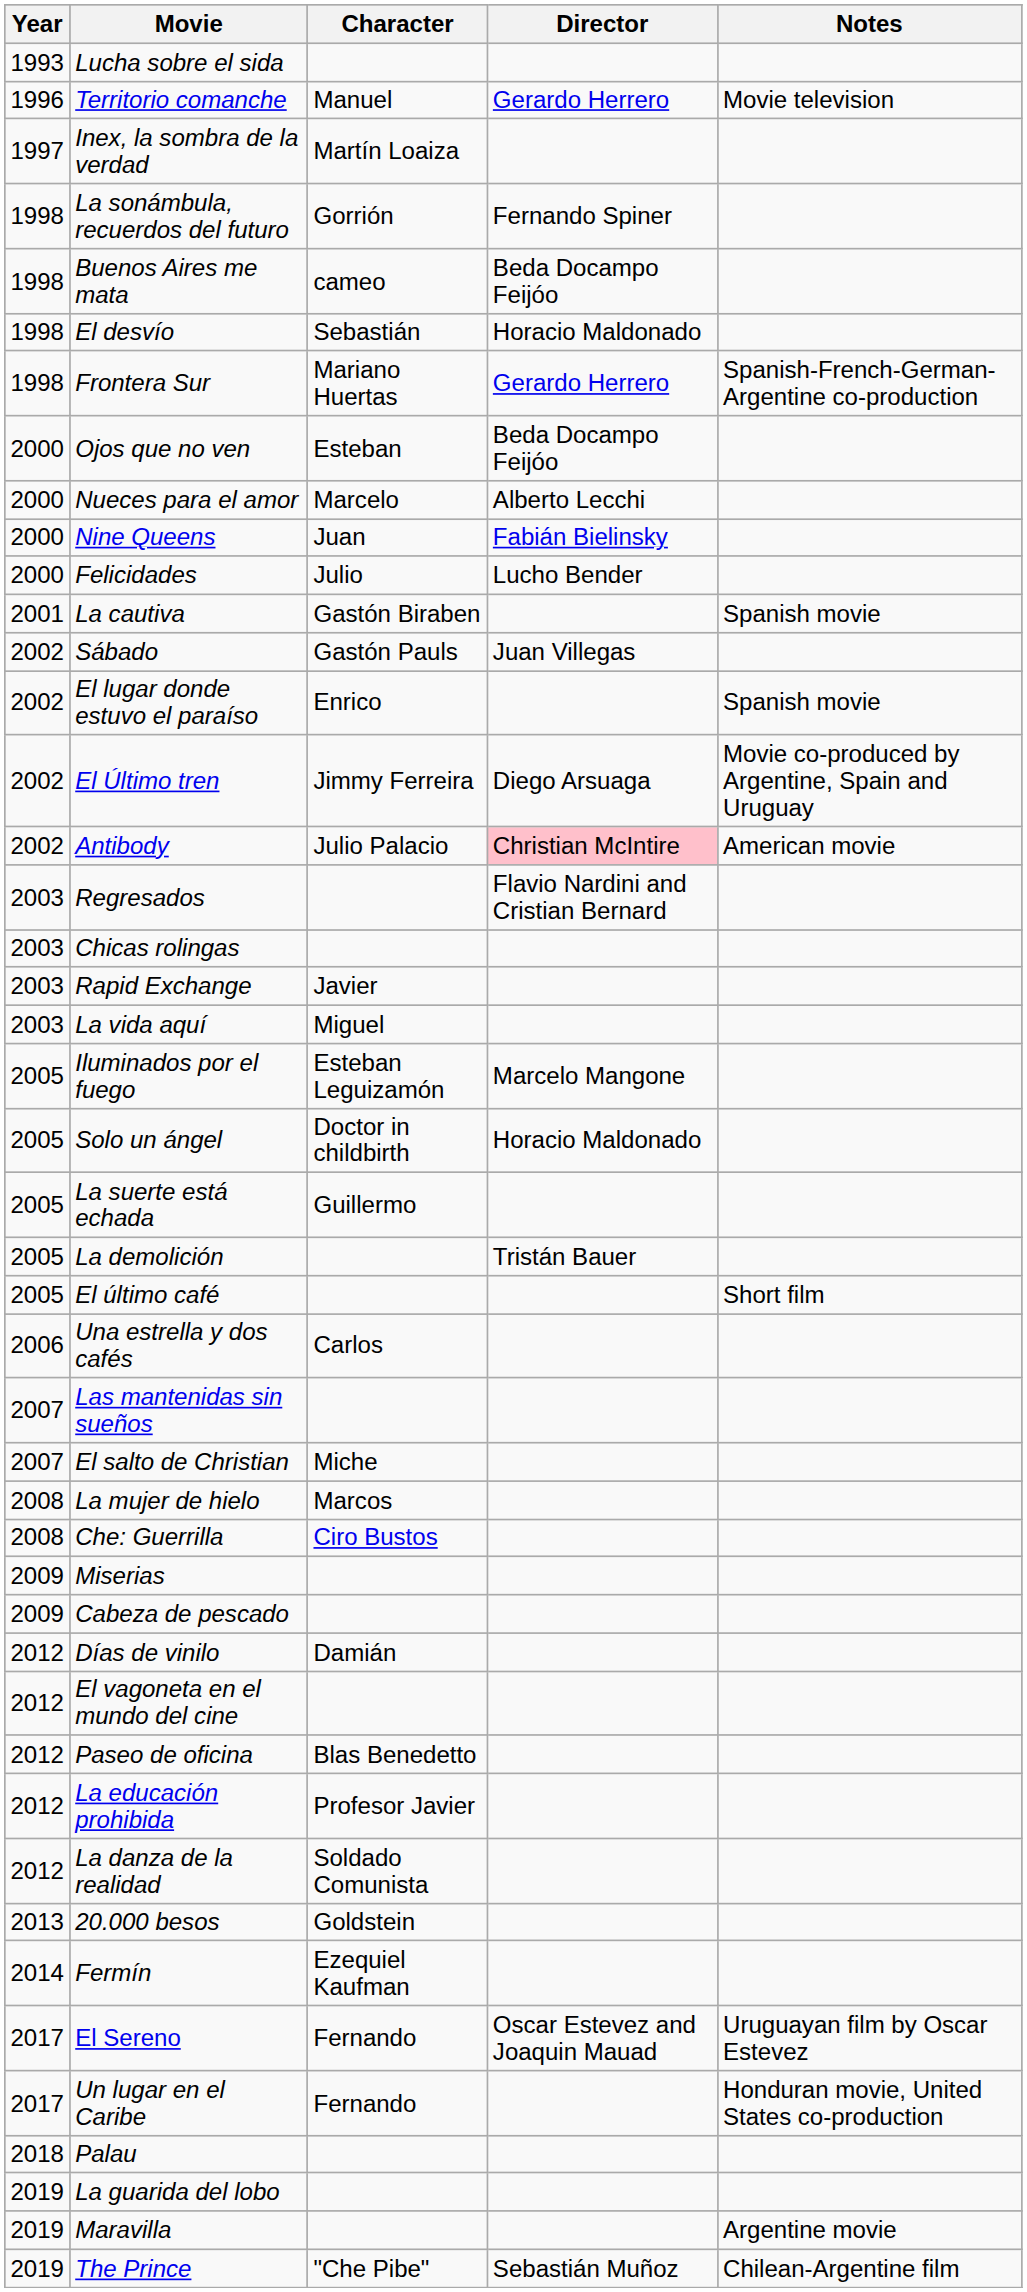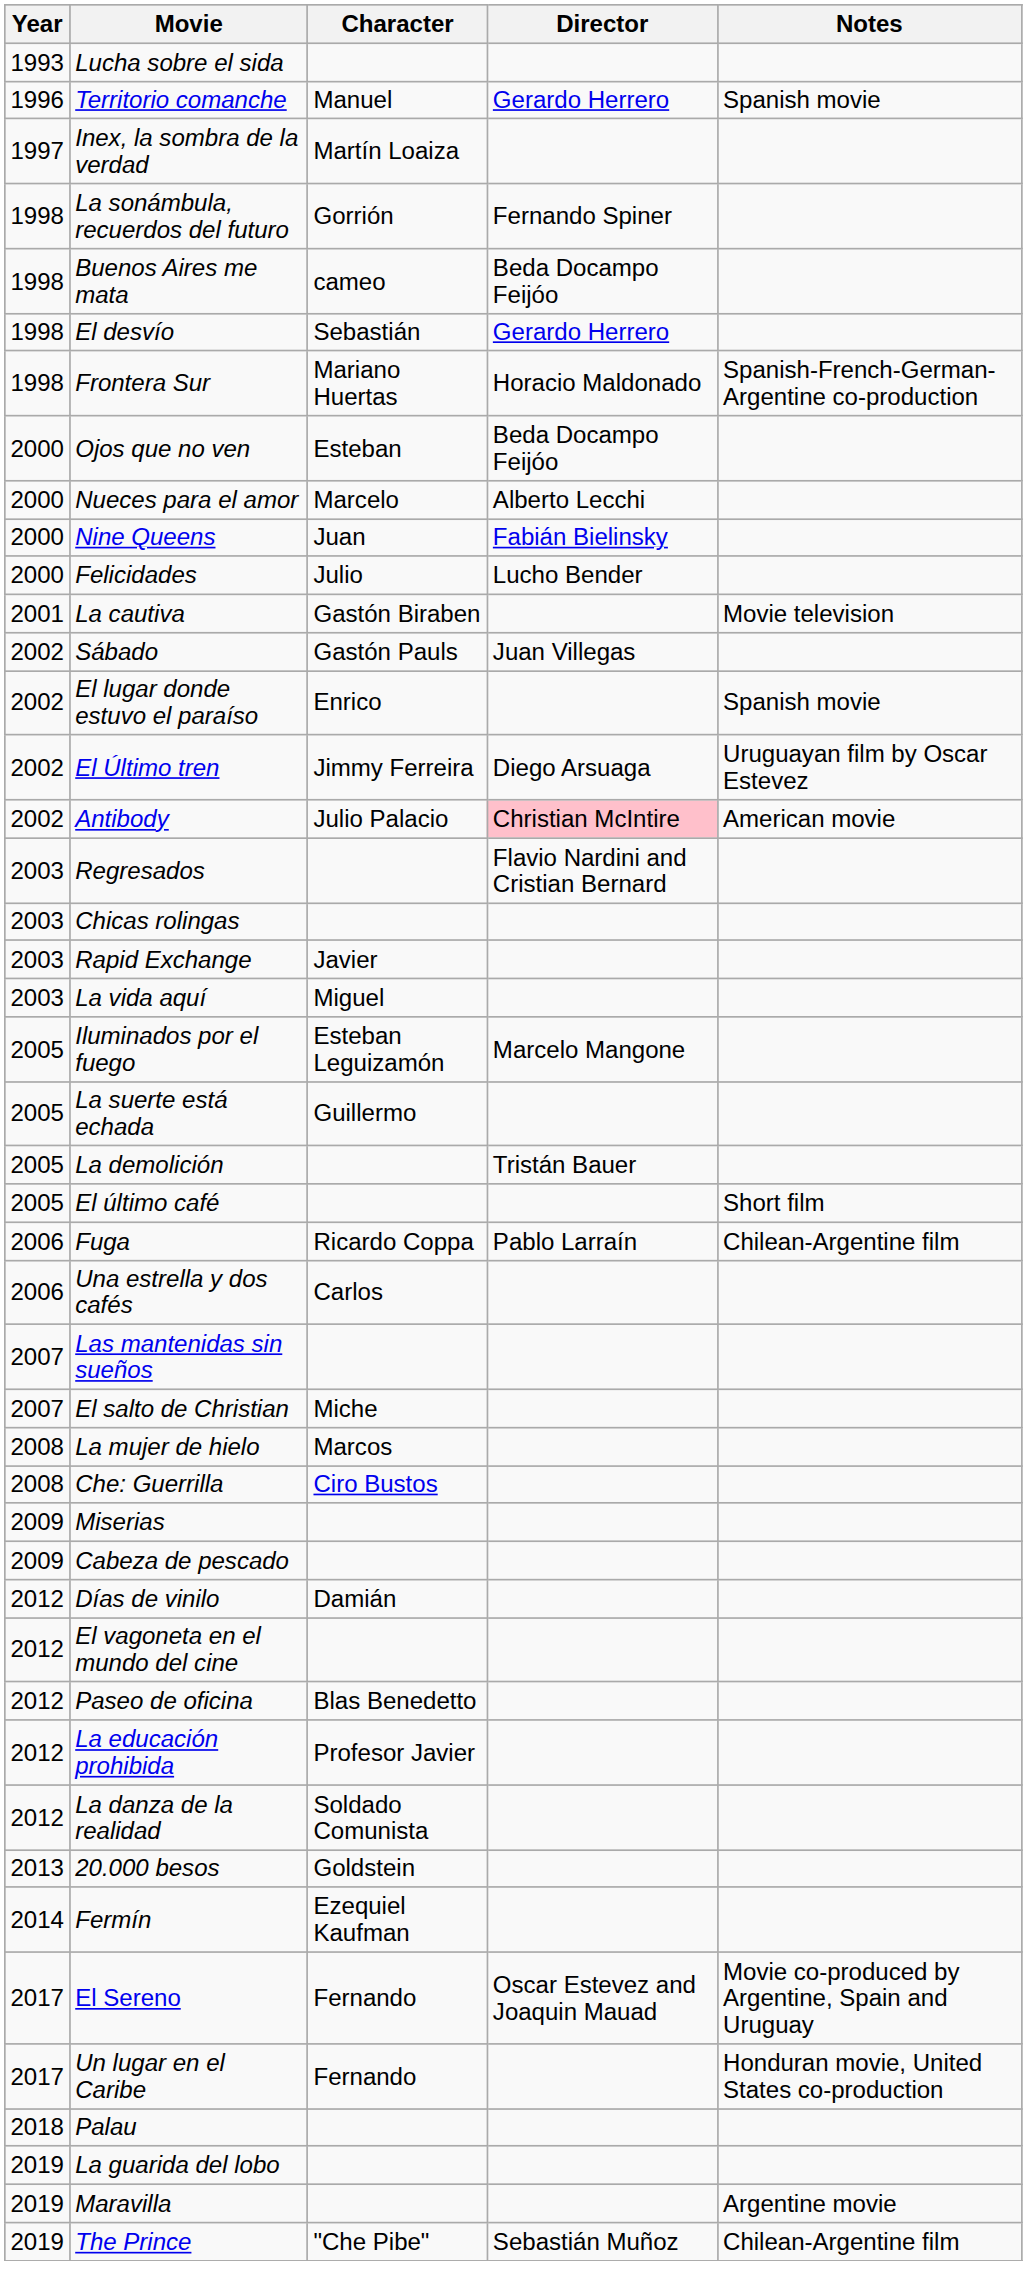(809, 100) Movie television -> (802, 100) Spanish movie
(597, 332) Horacio Maldonado -> (581, 332) Gerardo Herrero
(581, 384) Gerardo Herrero -> (597, 384) Horacio Maldonado
(802, 614) Spanish movie -> (809, 614) Movie television
(841, 781) Movie co-produced by Argentine, Spain and Uruguay -> (855, 768) Uruguayan film by Oscar Estevez
- row: (149, 1141)
+ row: (103, 1241)
(855, 2038) Uruguayan film by Oscar Estevez -> (841, 1998) Movie co-produced by Argentine, Spain and Uruguay
